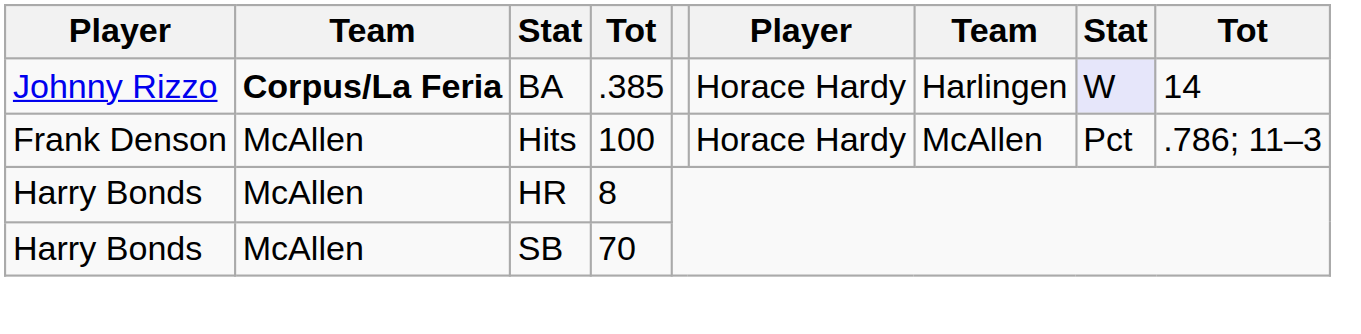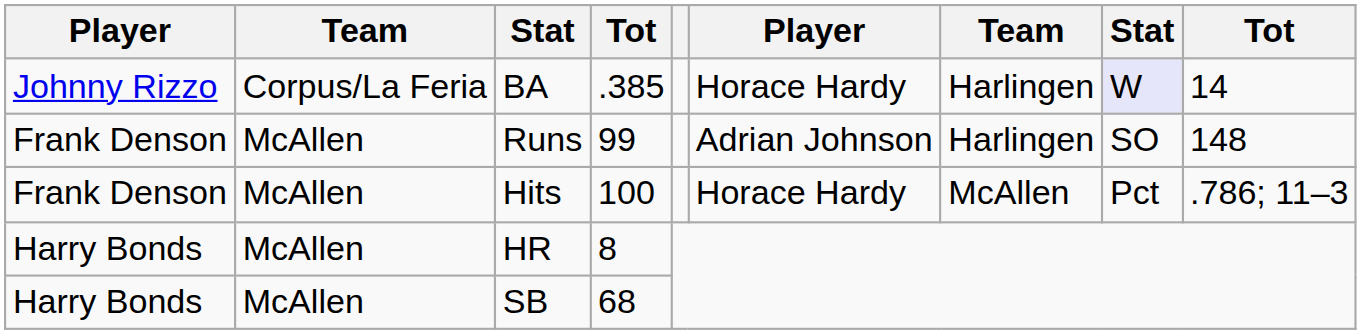(372, 85) bold -> (365, 85) normal
+ row: (543, 139)
(617, 247) 70 -> (617, 301) 68
